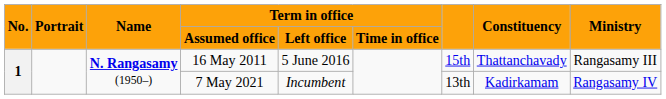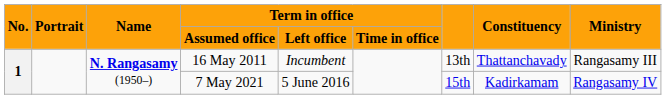(316, 60) 5 June 2016 -> (316, 60) Incumbent
(458, 60) 15th -> (458, 60) 13th
(316, 82) Incumbent -> (316, 82) 5 June 2016
(458, 82) 13th -> (458, 82) 15th
